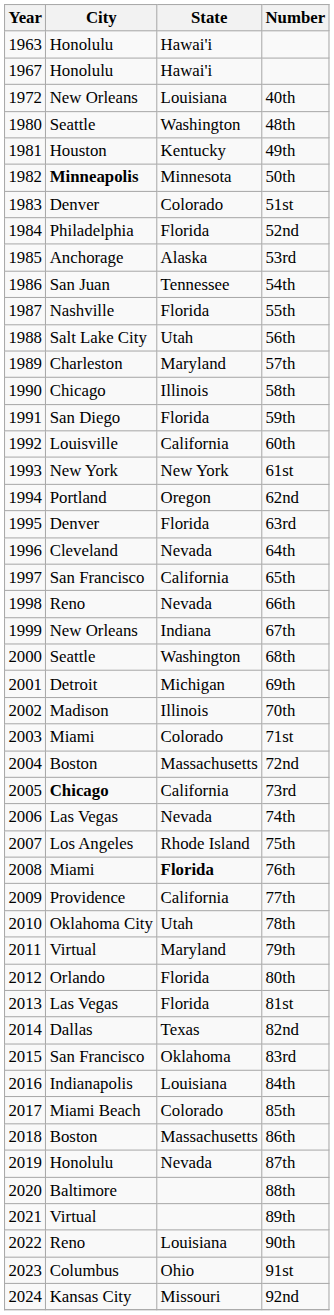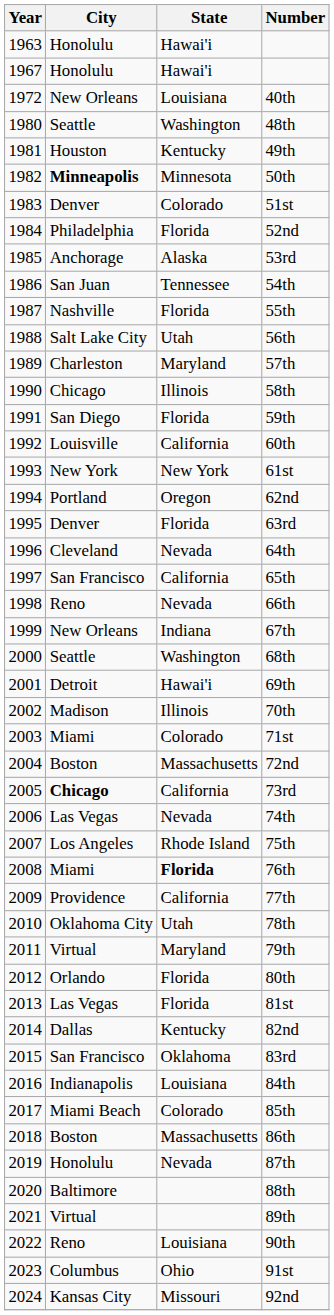(193, 683) Michigan -> (186, 683) Hawai'i
(180, 1030) Texas -> (193, 1030) Kentucky
